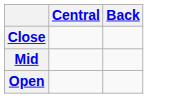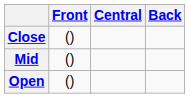+ column: (70, 15)
